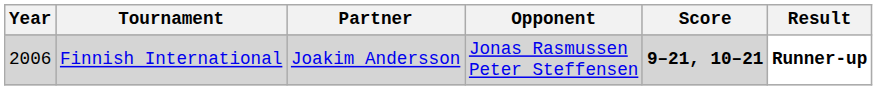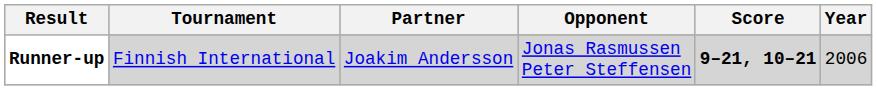columns swapped: (30, 19) <-> (820, 19)
